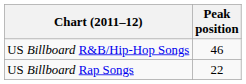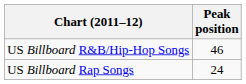(217, 69) 22 -> (217, 69) 24
